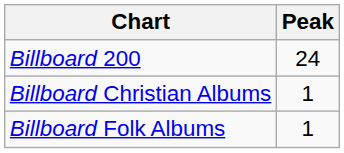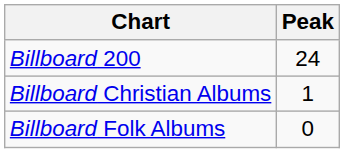(308, 128) 1 -> (308, 128) 0
